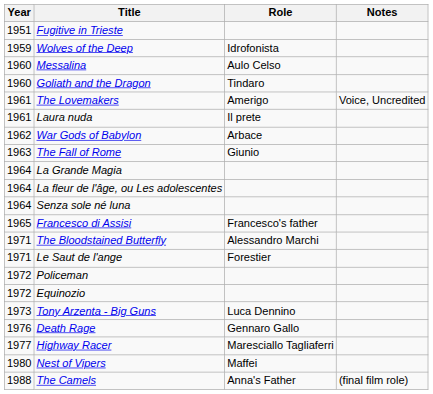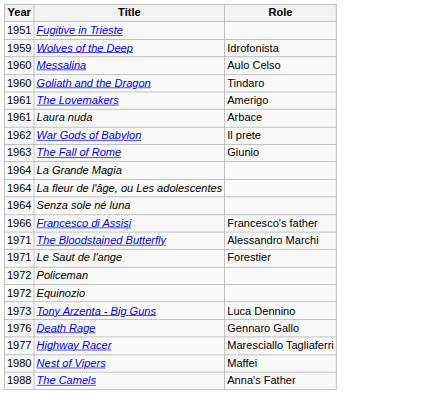- column: (382, 13)
(244, 118) Il prete -> (245, 118) Arbace
(245, 135) Arbace -> (244, 135) Il prete
(19, 223) 1965 -> (19, 223) 1966
